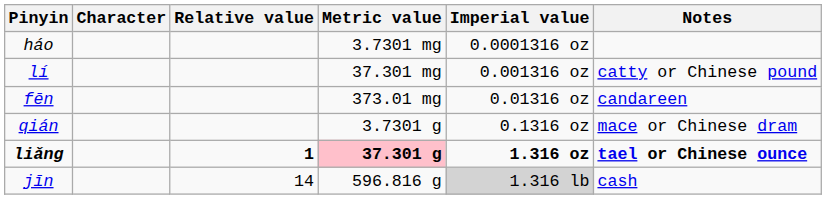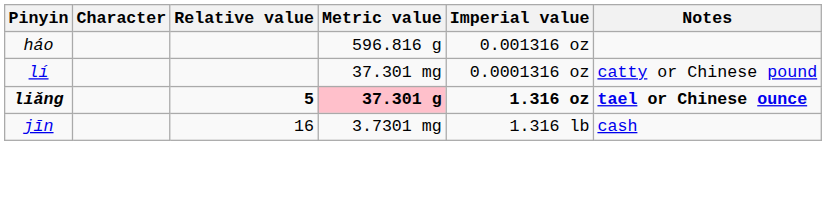(397, 45) 3.7301 mg -> (397, 45) 596.816 g
(530, 45) 0.0001316 oz -> (535, 45) 0.001316 oz
(535, 72) 0.001316 oz -> (530, 72) 0.0001316 oz
- row: (39, 100)
- row: (39, 127)
(309, 154) 1 -> (309, 100) 5
(304, 181) 14 -> (304, 127) 16
(397, 181) 596.816 g -> (397, 127) 3.7301 mg
(550, 181) lightgrey background -> (550, 127) no background
